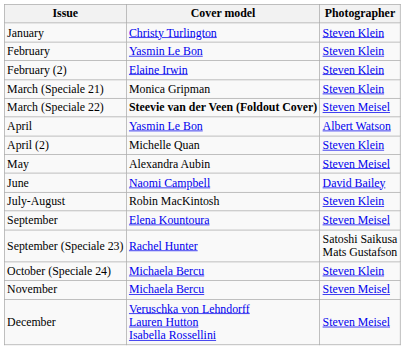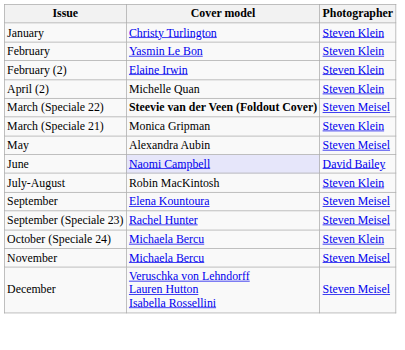rows swapped: (55, 88) <-> (28, 145)
- row: (20, 126)
(170, 182) no background -> (170, 164) lavender background
(360, 245) Satoshi Saikusa Mats Gustafson -> (356, 220) Steven Meisel
